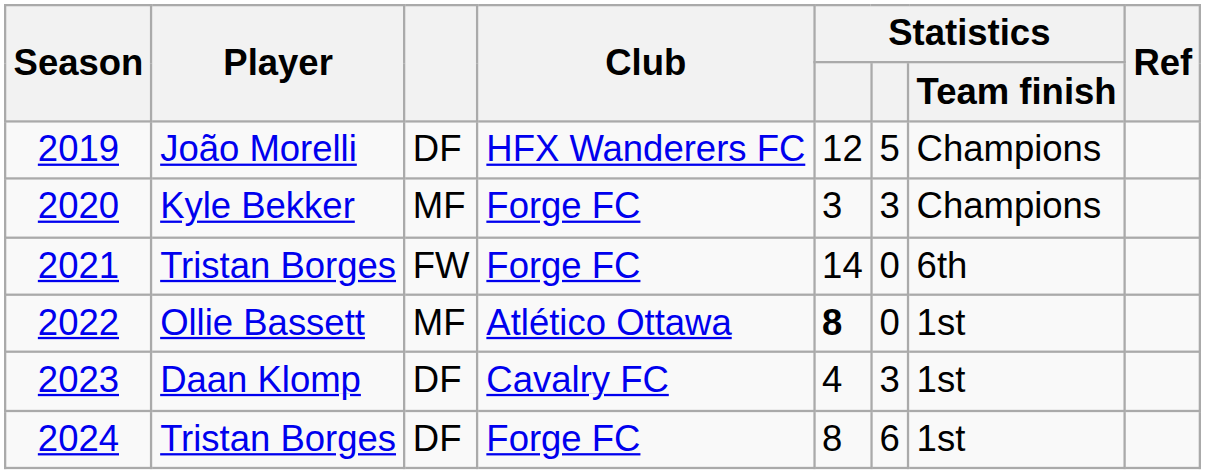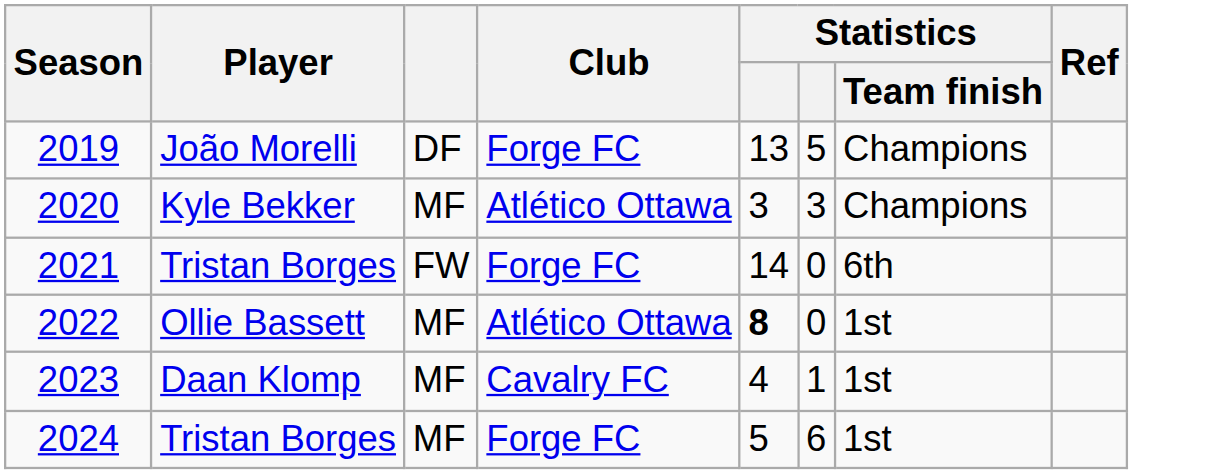(646, 149) HFX Wanderers FC -> (563, 149) Forge FC
(842, 149) 12 -> (769, 149) 13
(563, 206) Forge FC -> (609, 206) Atlético Ottawa
(437, 380) DF -> (439, 380) MF
(890, 380) 3 -> (816, 380) 1
(437, 438) DF -> (439, 438) MF
(832, 438) 8 -> (759, 438) 5
